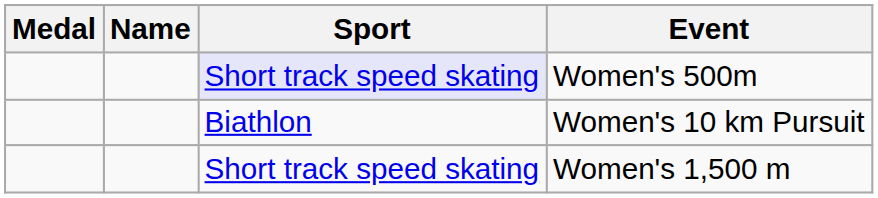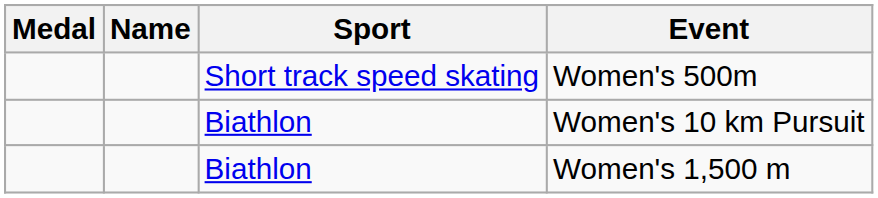(372, 76) lavender background -> (372, 76) no background
(372, 169) Short track speed skating -> (258, 169) Biathlon
